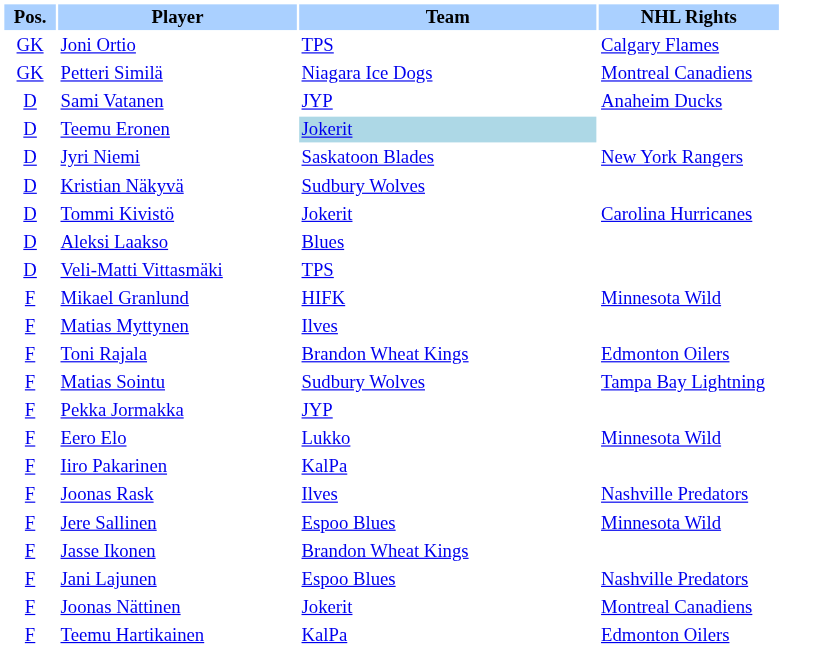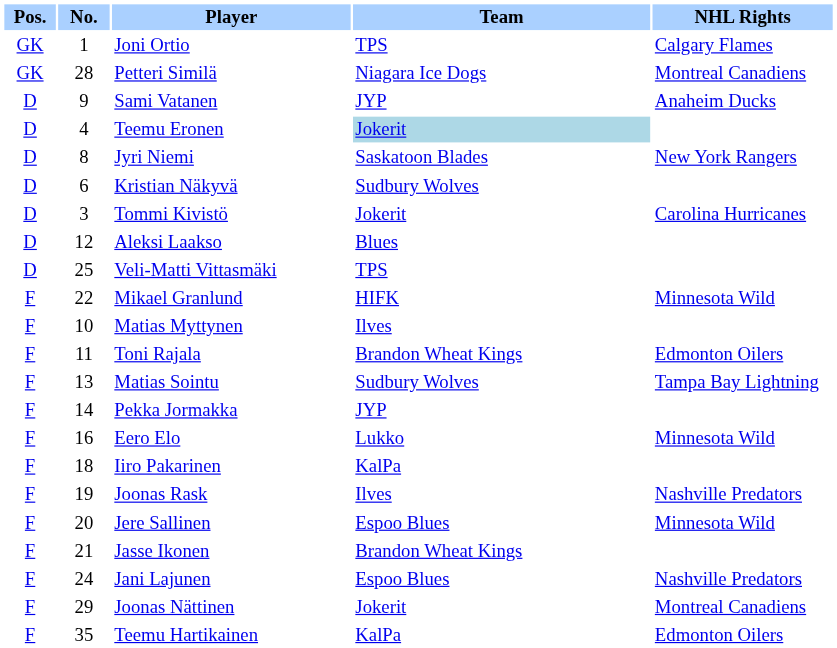+ column: (84, 17)
